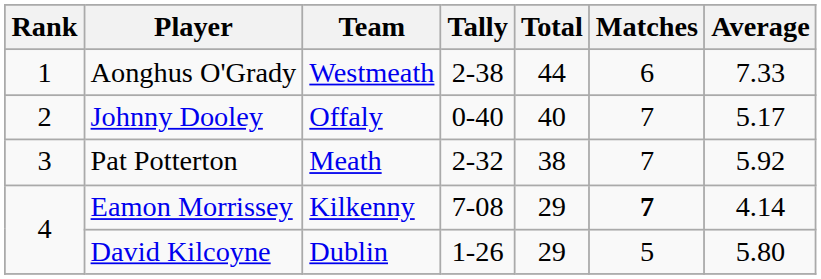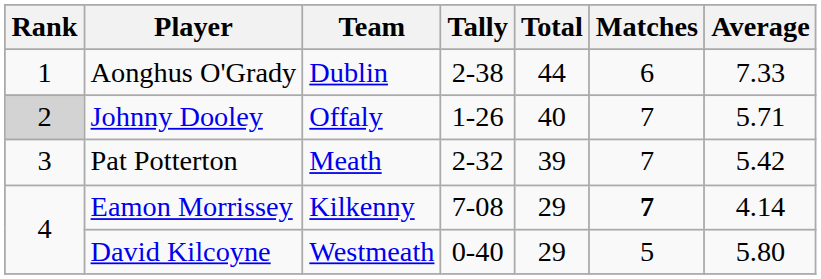(372, 71) Westmeath -> (349, 71) Dublin
(44, 116) no background -> (44, 116) lightgrey background
(478, 116) 0-40 -> (478, 116) 1-26
(760, 116) 5.17 -> (760, 116) 5.71
(552, 161) 38 -> (552, 161) 39
(760, 161) 5.92 -> (760, 161) 5.42
(349, 251) Dublin -> (372, 251) Westmeath
(478, 251) 1-26 -> (478, 251) 0-40
